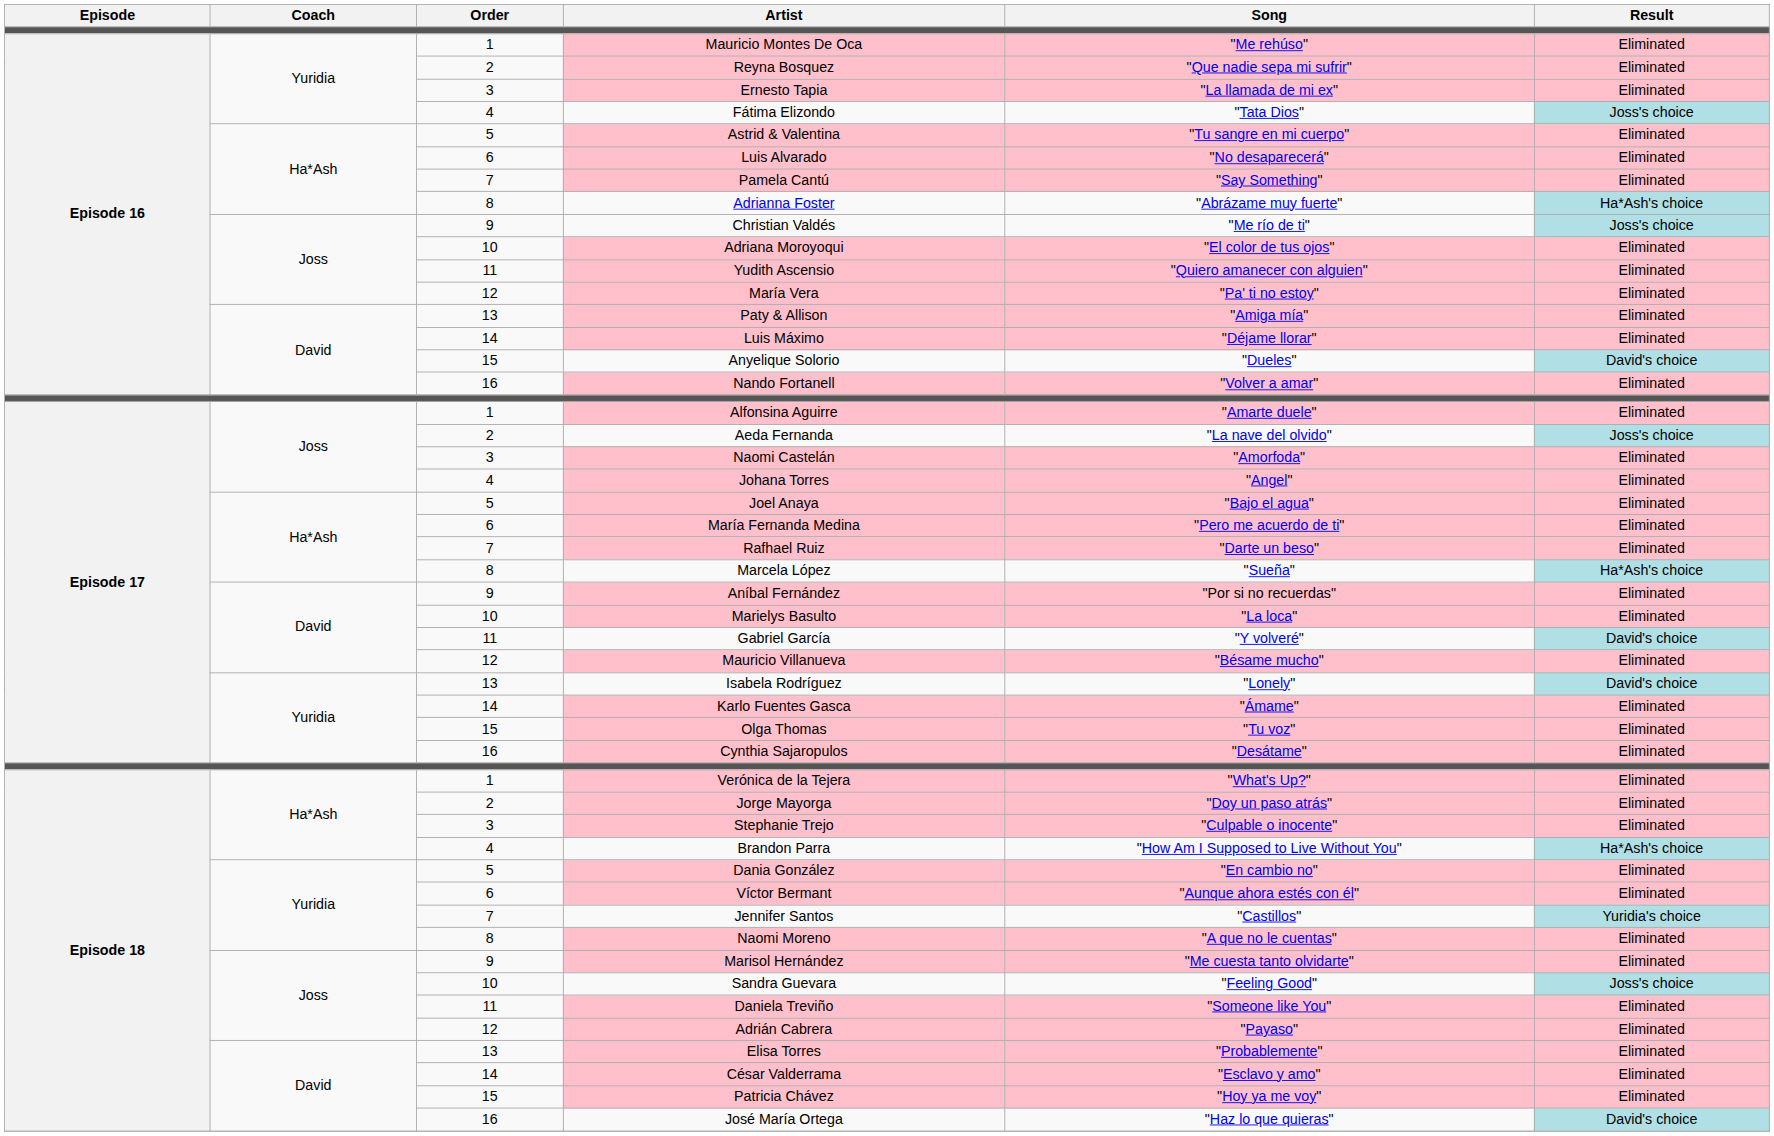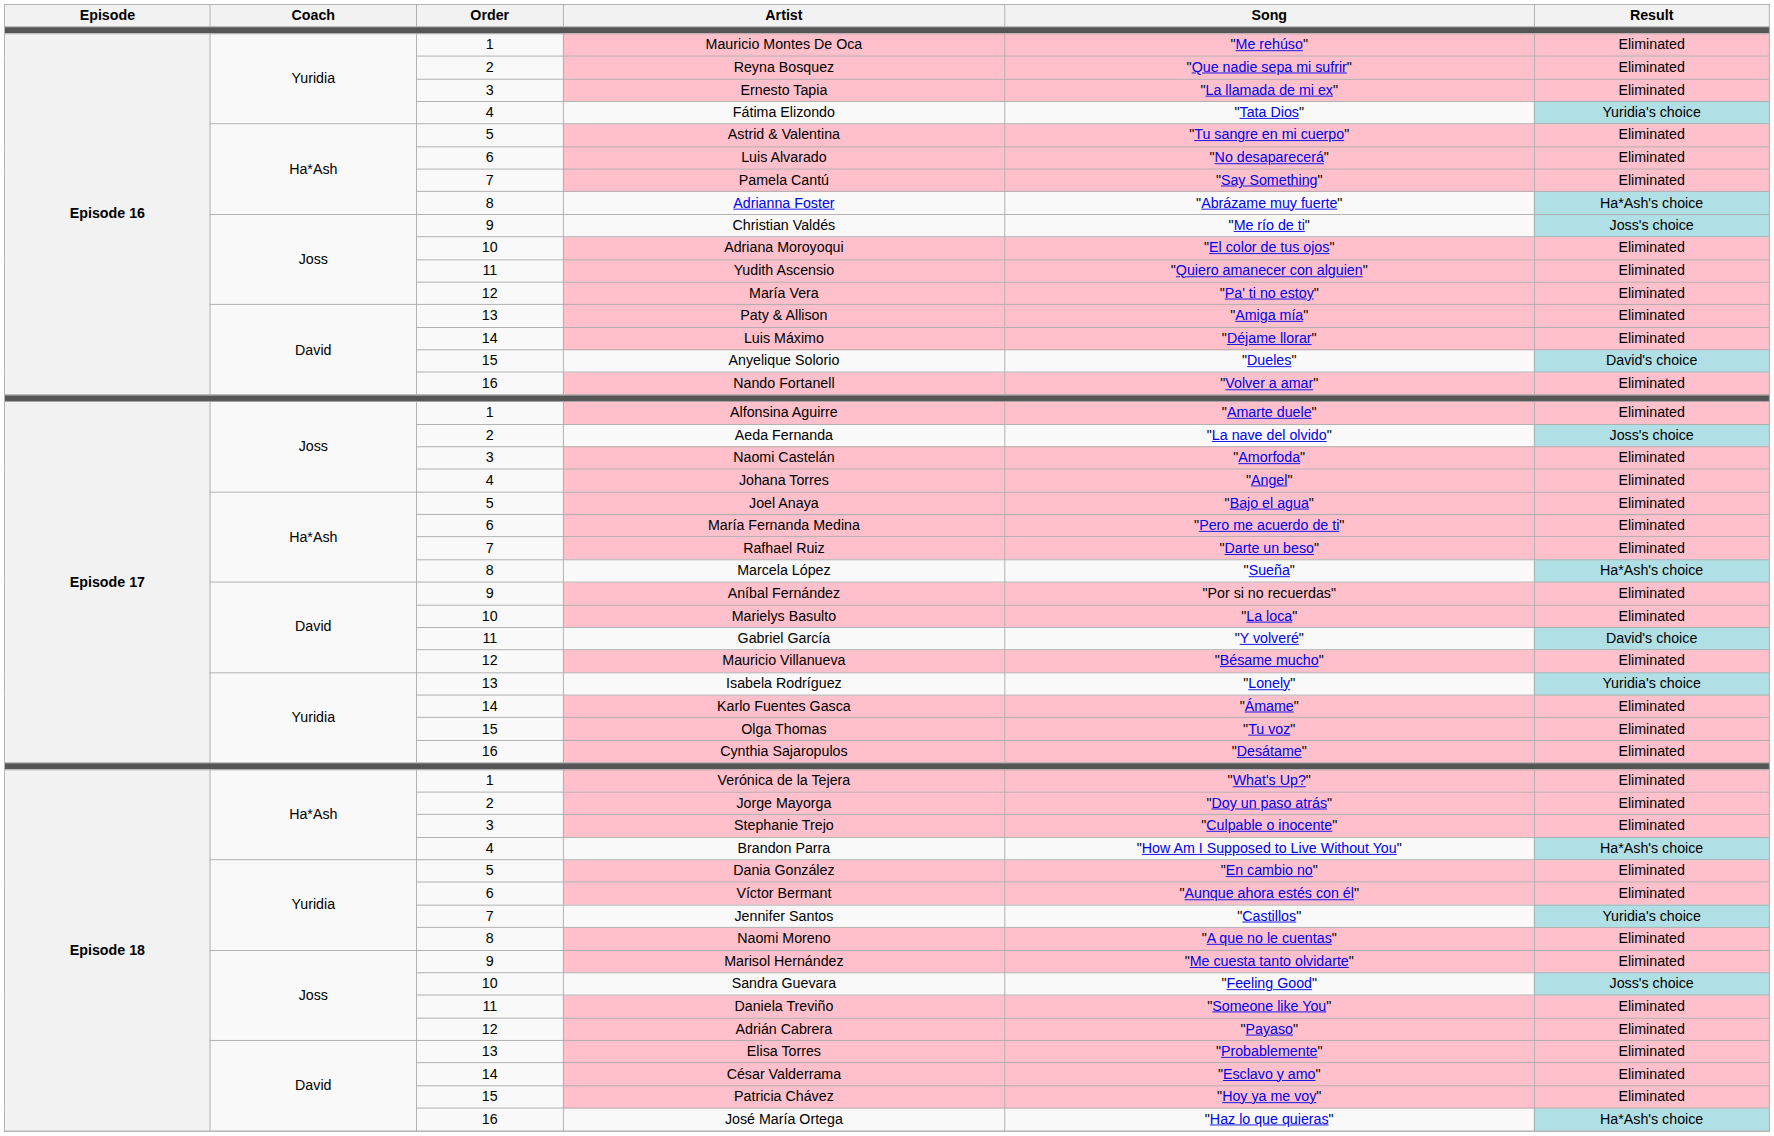(1652, 112) Joss's choice -> (1652, 112) Yuridia's choice
(1652, 683) David's choice -> (1652, 683) Yuridia's choice
(1652, 1119) David's choice -> (1652, 1119) Ha*Ash's choice
